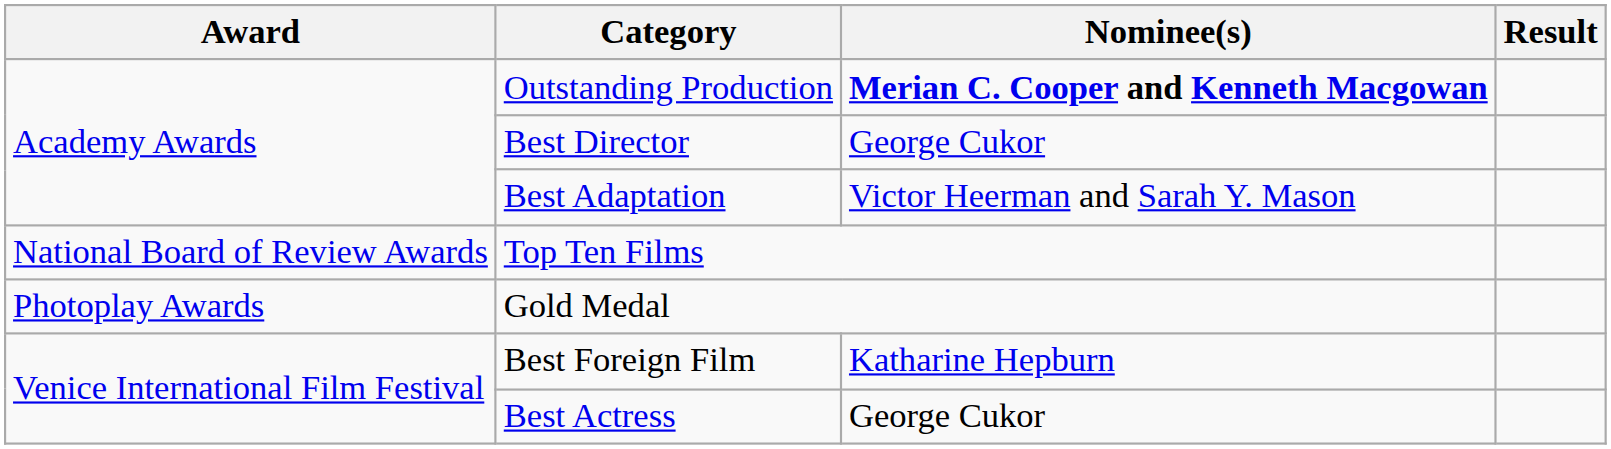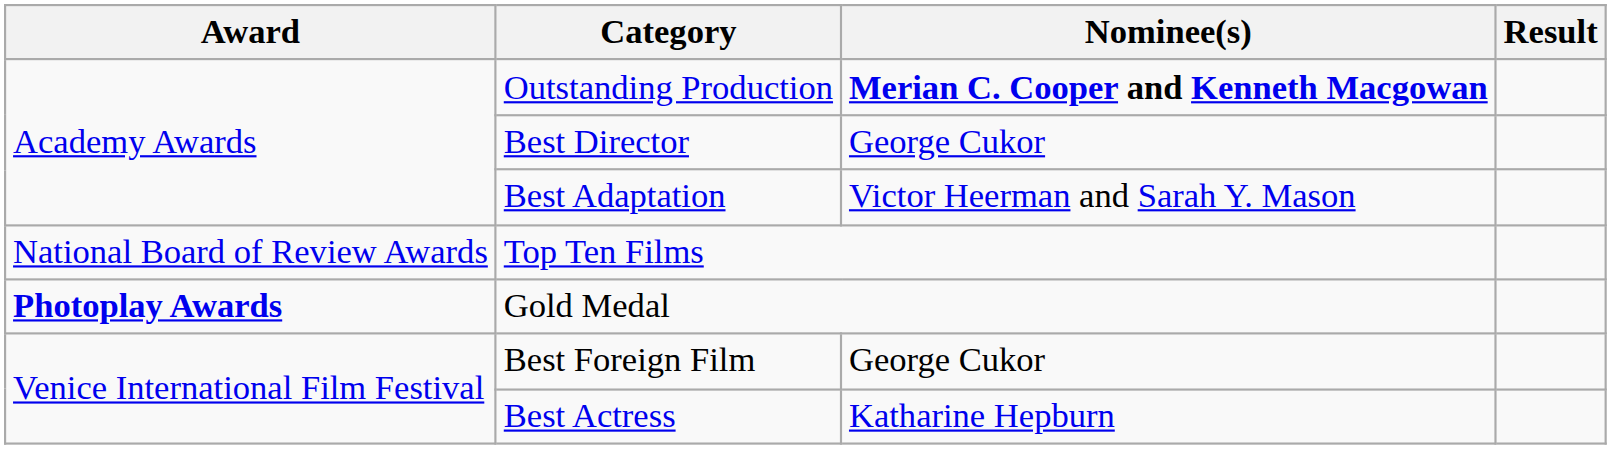(139, 305) normal -> (148, 305) bold
(982, 360) Katharine Hepburn -> (947, 360) George Cukor
(947, 415) George Cukor -> (982, 415) Katharine Hepburn
